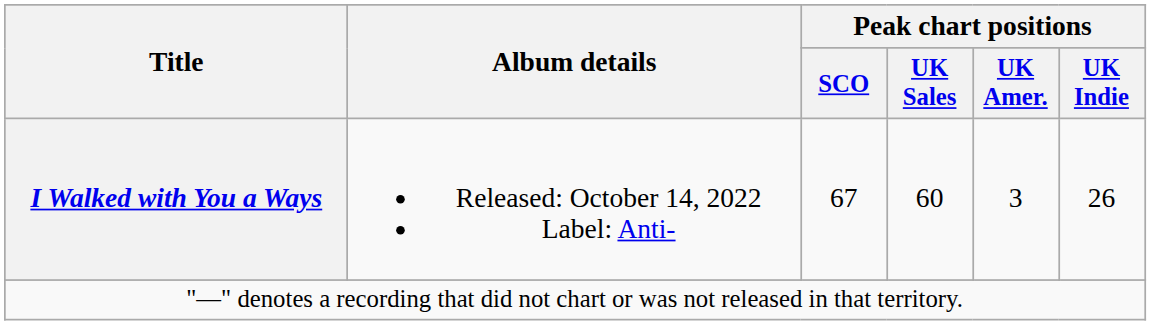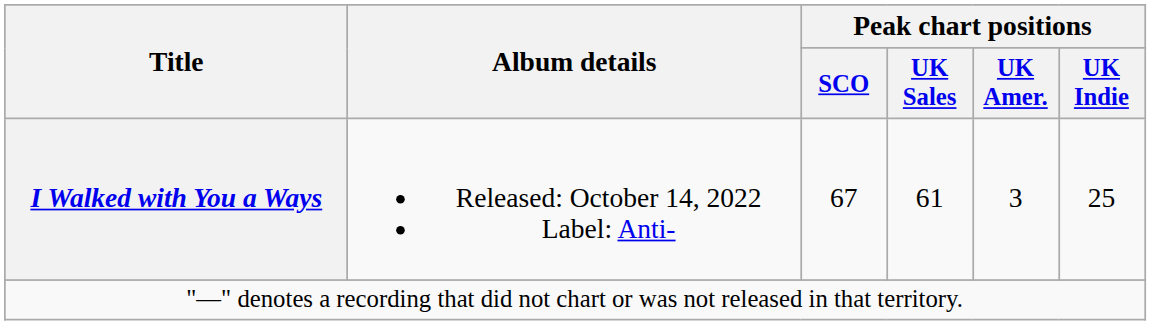(930, 198) 60 -> (930, 198) 61
(1101, 198) 26 -> (1101, 198) 25
